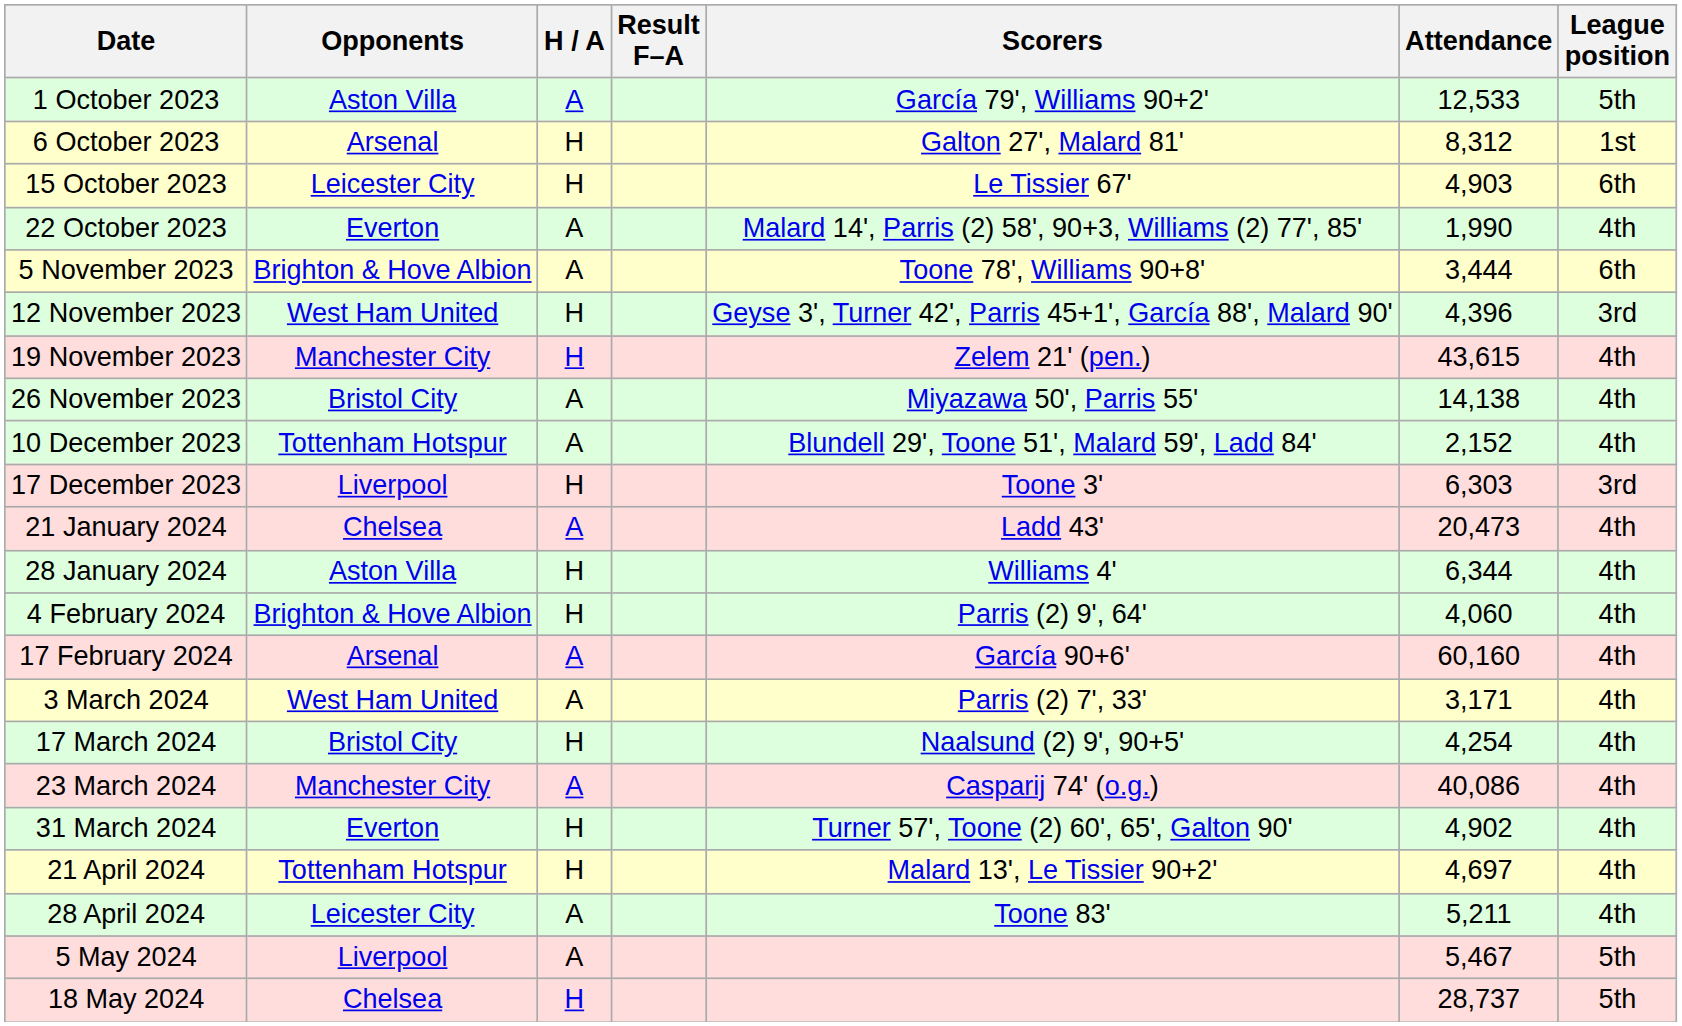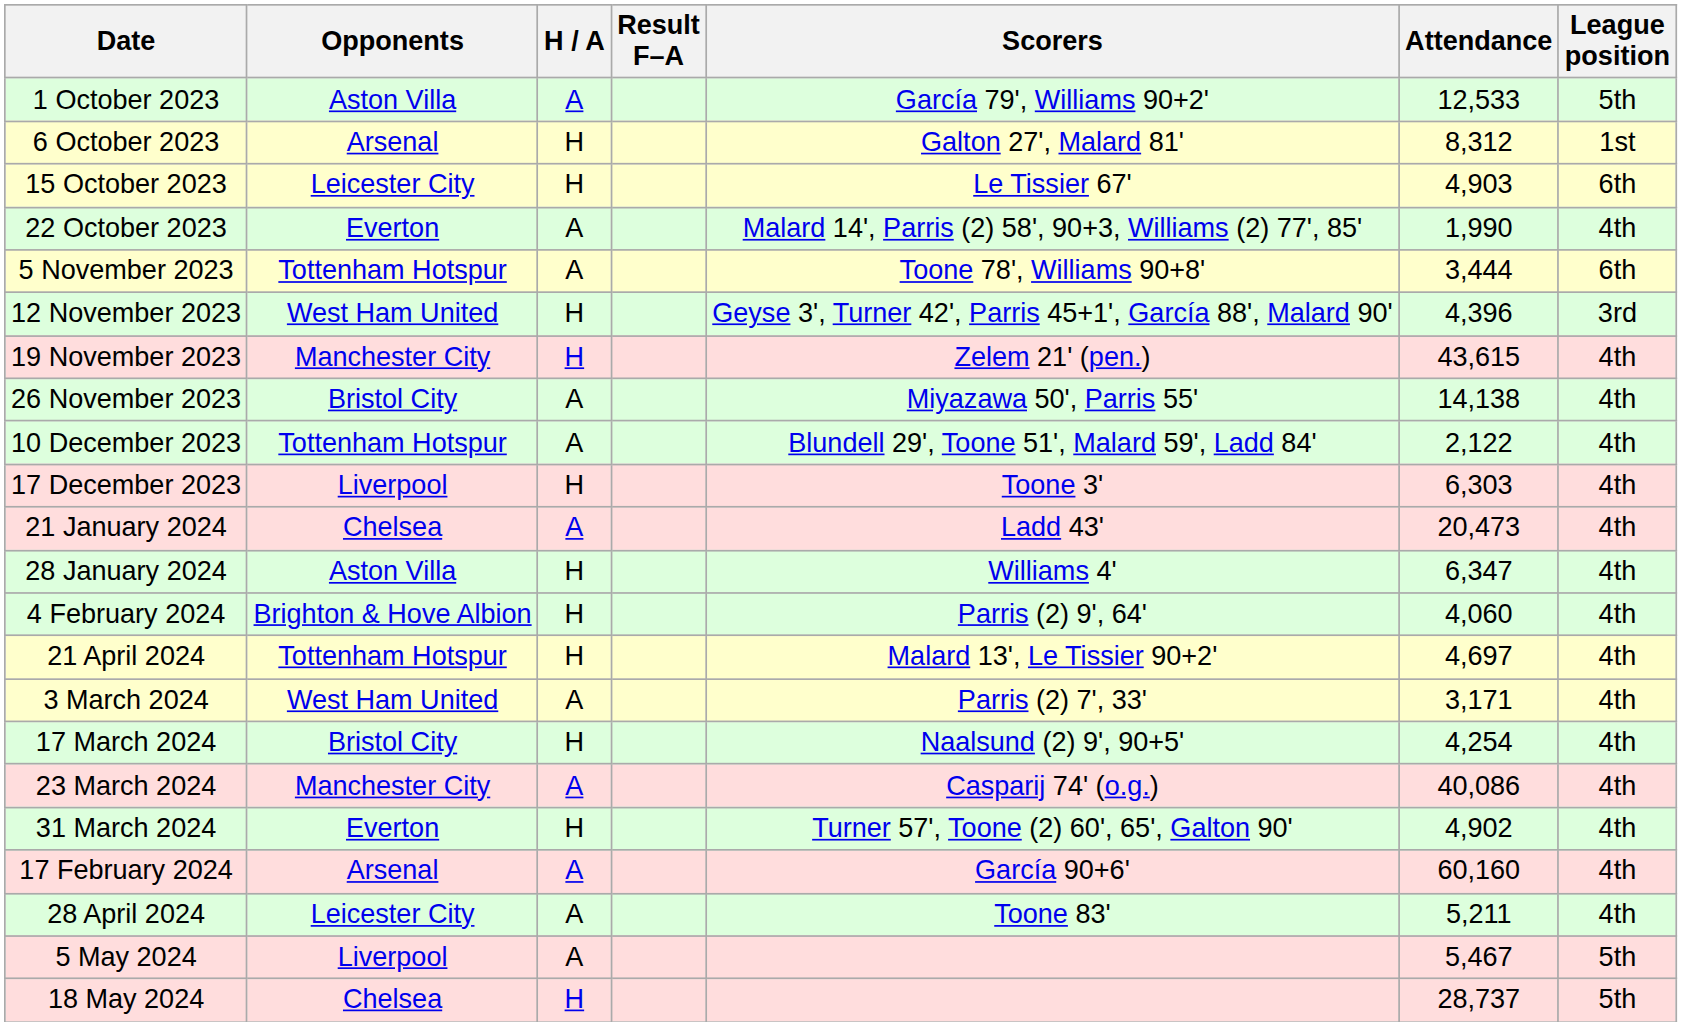(393, 270) Brighton & Hove Albion -> (393, 270) Tottenham Hotspur
(1479, 442) 2,152 -> (1479, 442) 2,122
(1617, 485) 3rd -> (1617, 485) 4th
(1479, 570) 6,344 -> (1479, 570) 6,347
rows swapped: (126, 656) <-> (126, 871)
